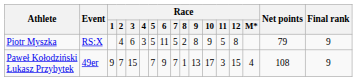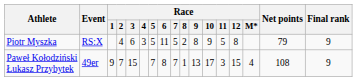(164, 63) 9 -> (164, 63) 8
